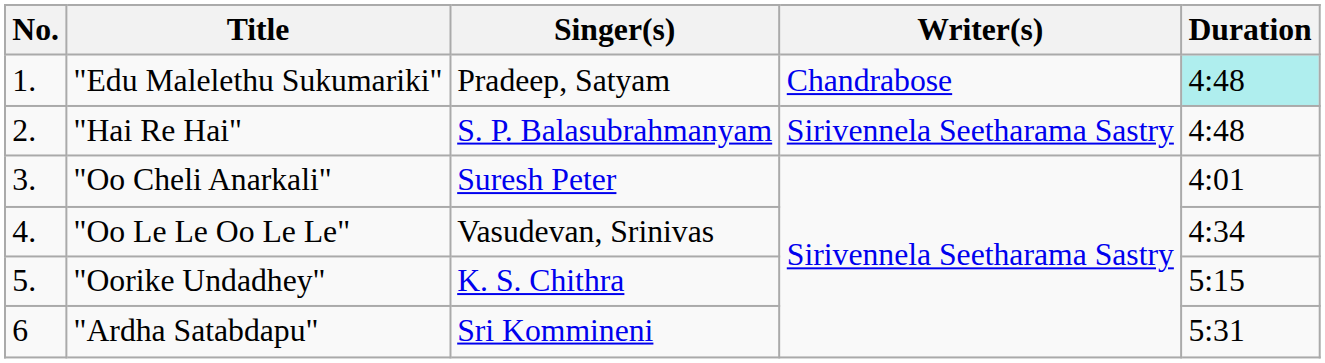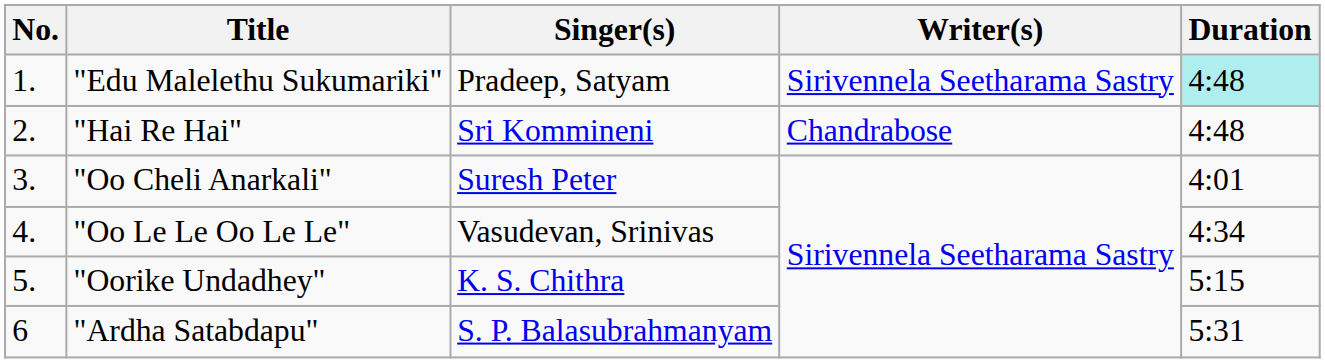(869, 79) Chandrabose -> (980, 79) Sirivennela Seetharama Sastry
(615, 130) S. P. Balasubrahmanyam -> (555, 130) Sri Kommineni
(980, 130) Sirivennela Seetharama Sastry -> (869, 130) Chandrabose
(555, 331) Sri Kommineni -> (615, 331) S. P. Balasubrahmanyam
